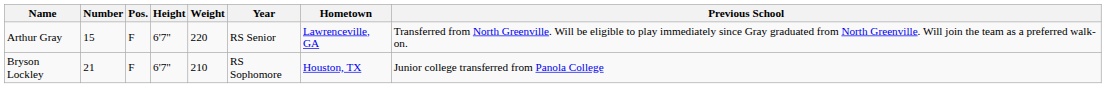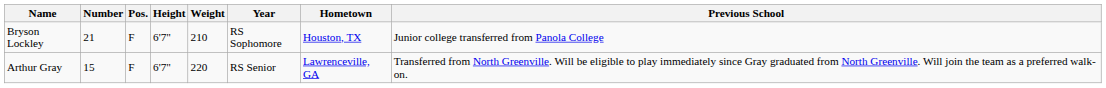rows swapped: (34, 37) <-> (25, 67)
